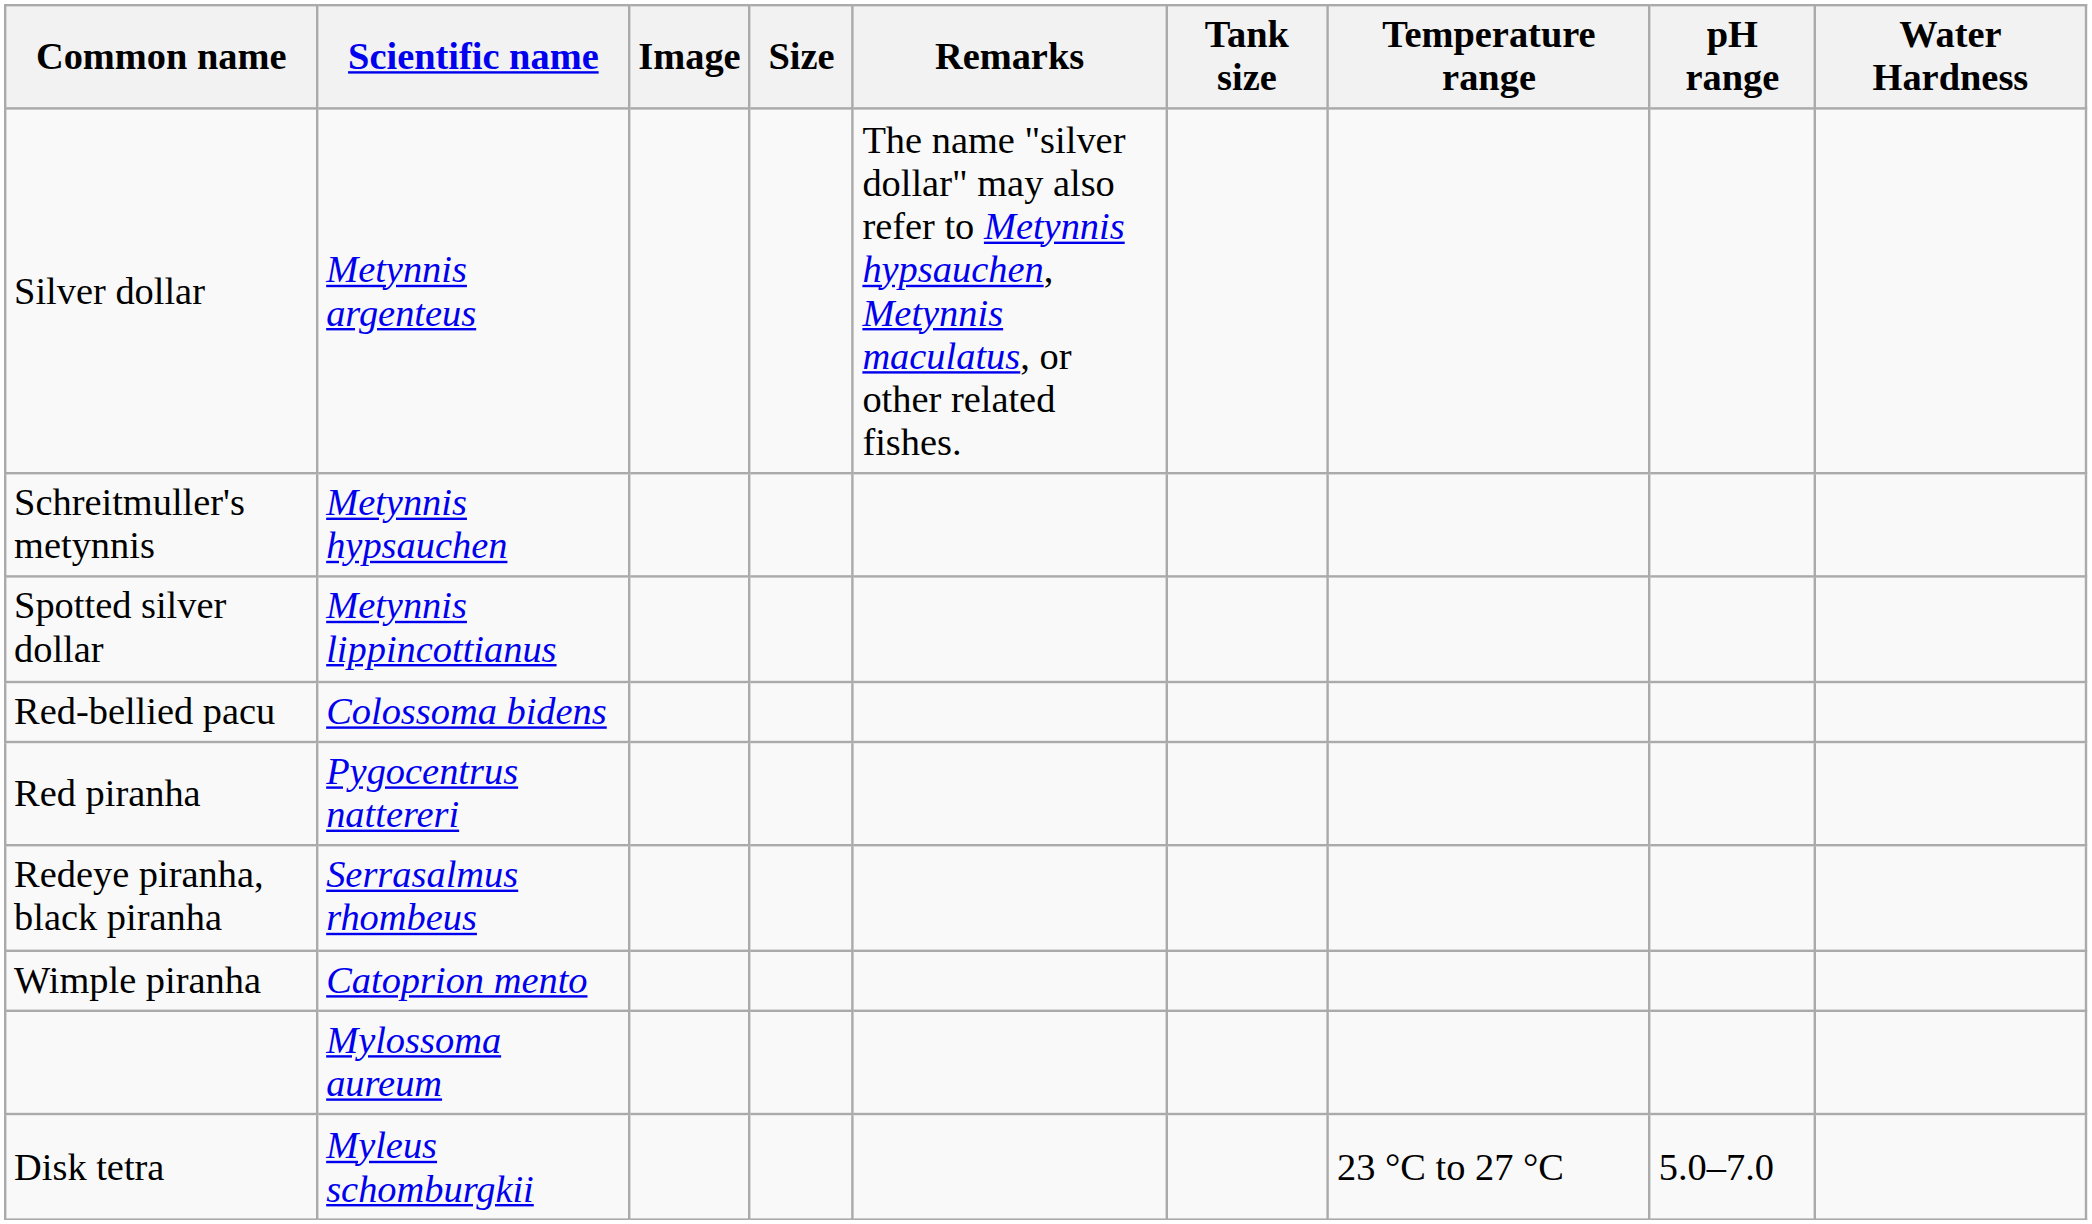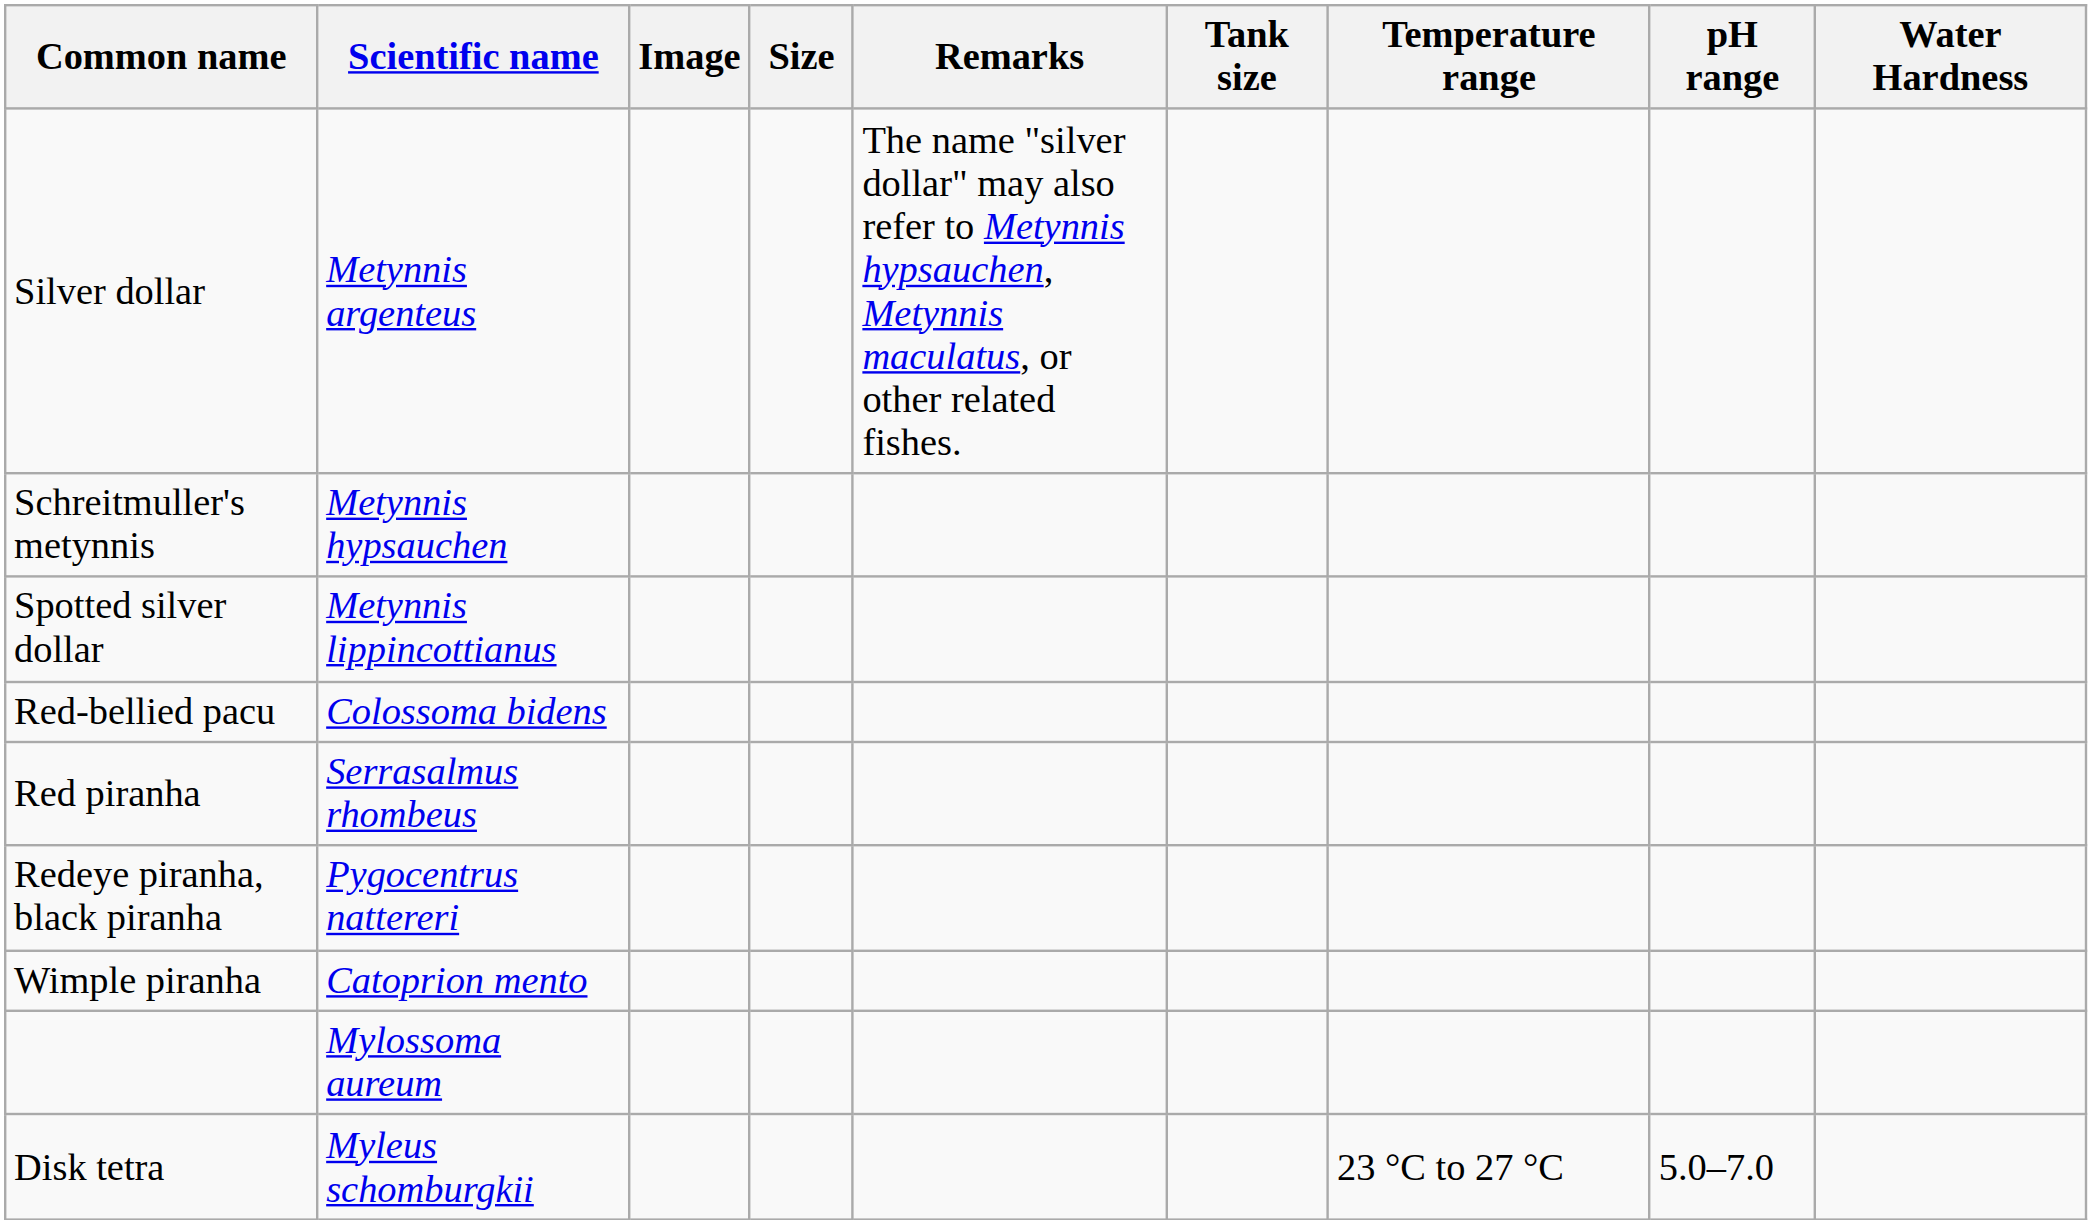(422, 793) Pygocentrus nattereri -> (422, 793) Serrasalmus rhombeus
(422, 897) Serrasalmus rhombeus -> (422, 897) Pygocentrus nattereri
